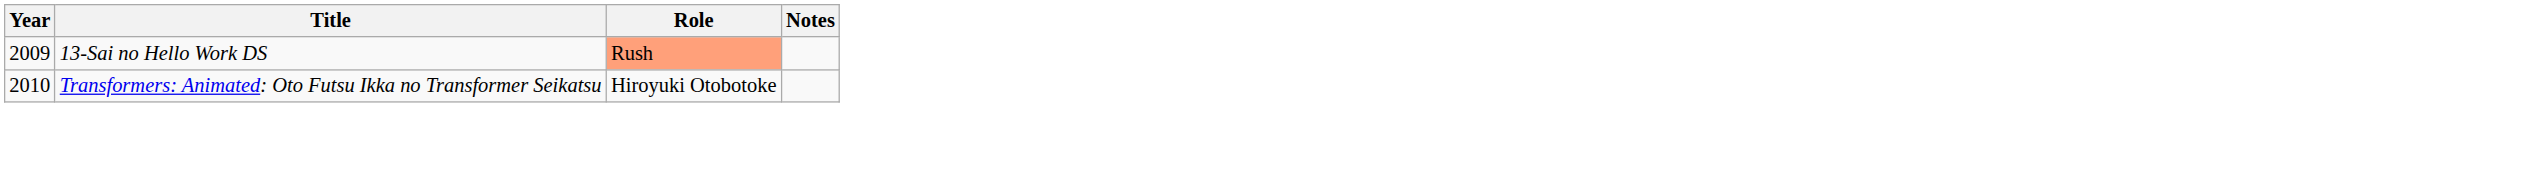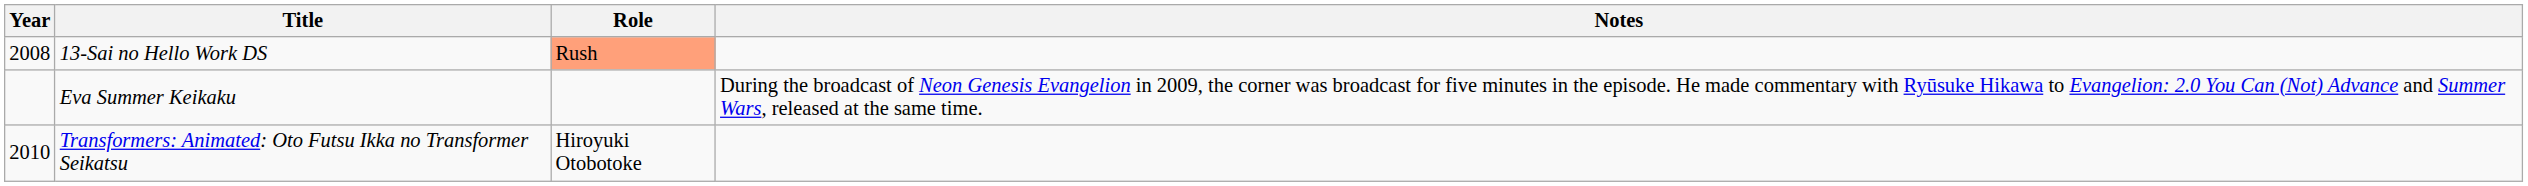(30, 53) 2009 -> (30, 53) 2008
+ row: (148, 97)
